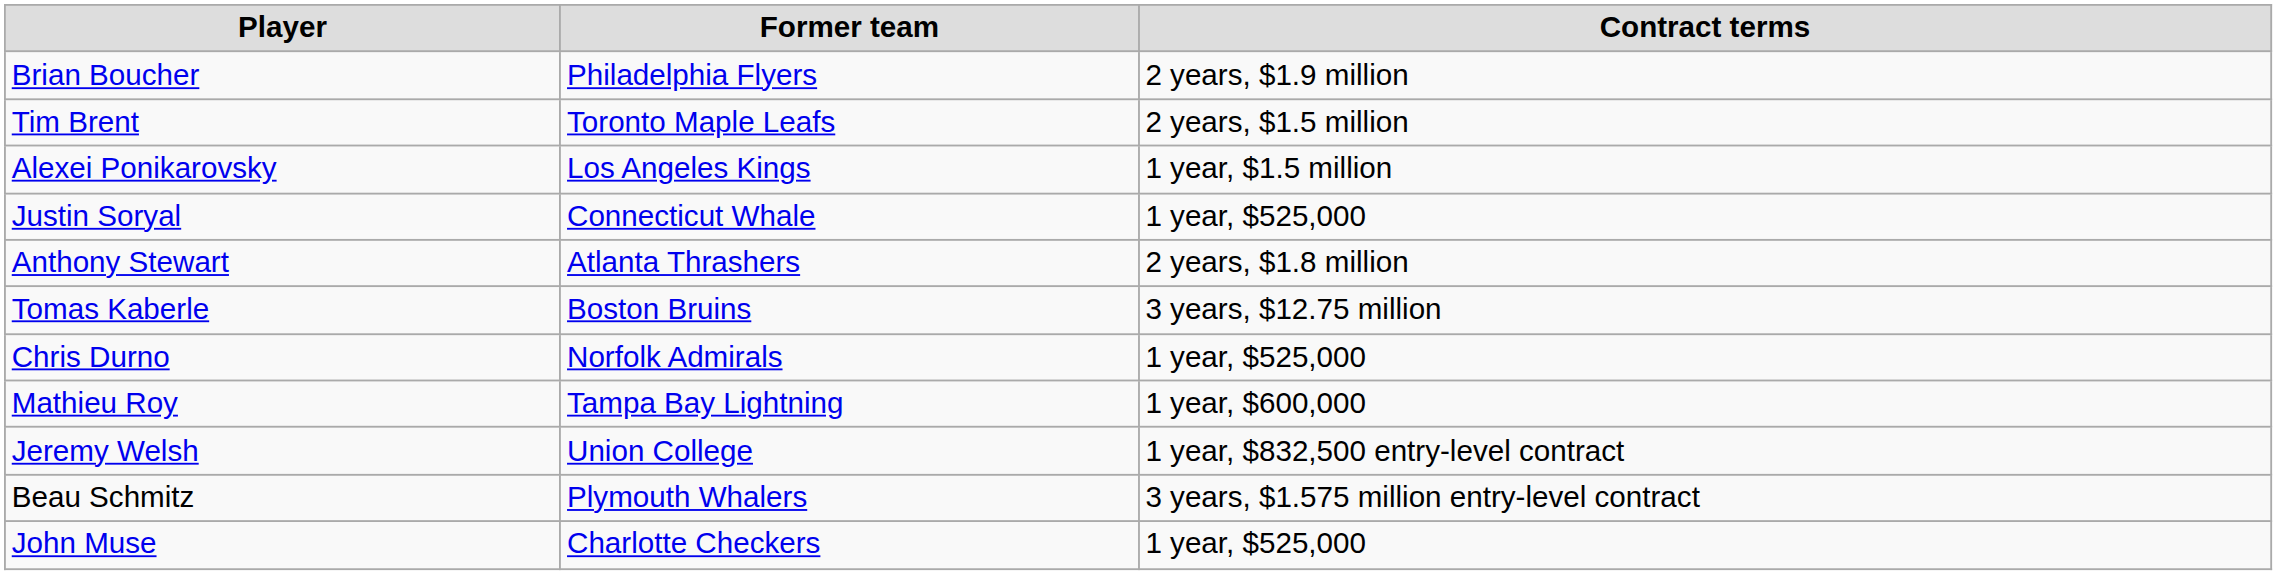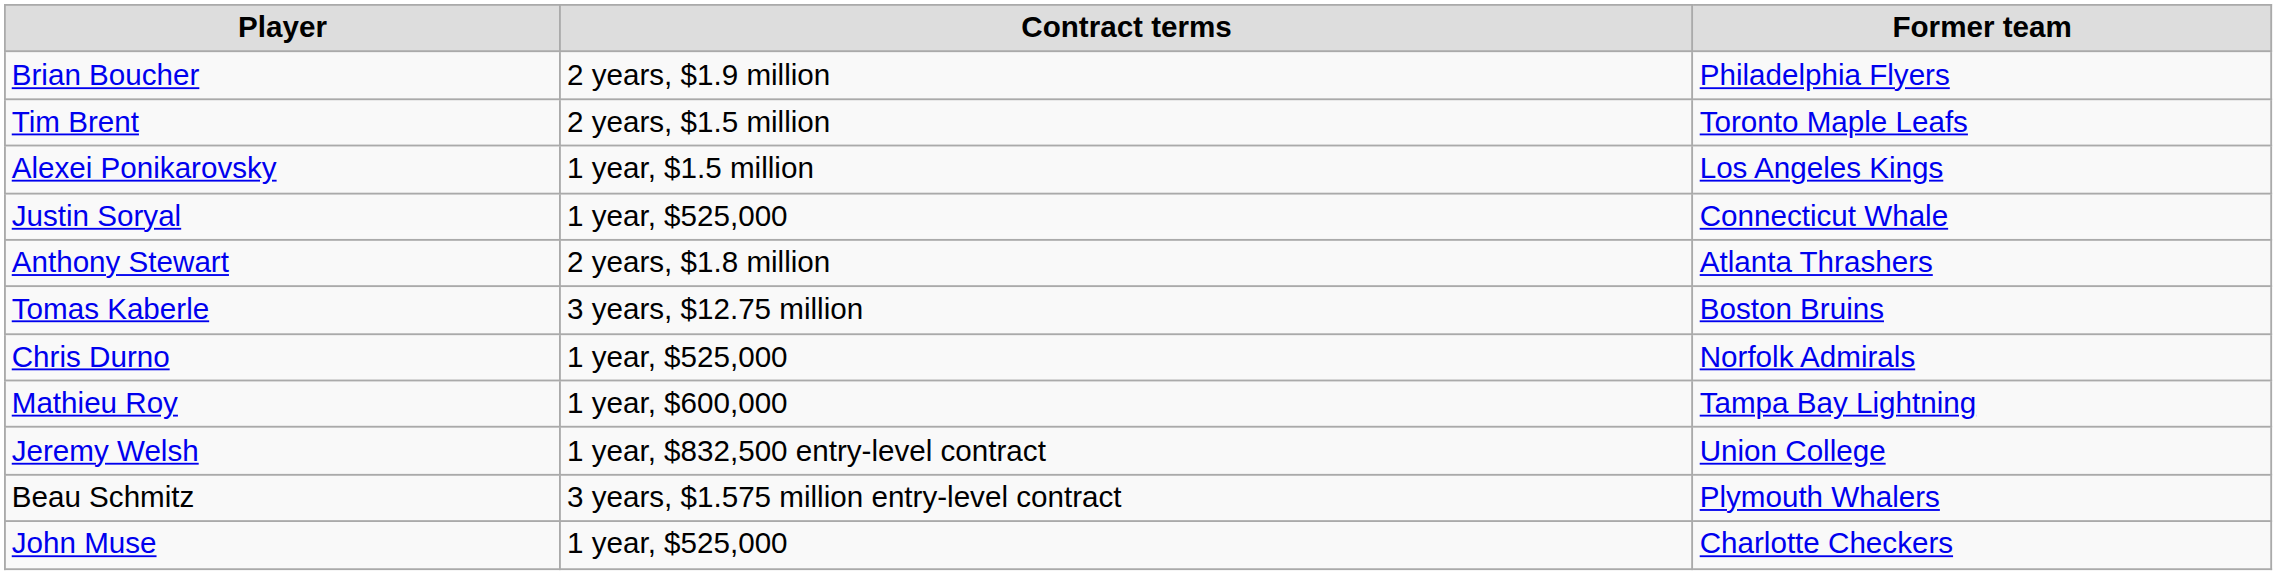columns swapped: (849, 27) <-> (1705, 27)
